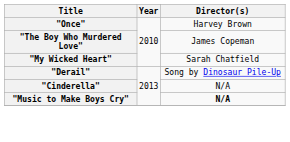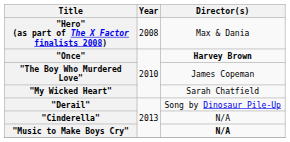+ row: (71, 33)
(223, 24) normal -> (223, 56) bold
